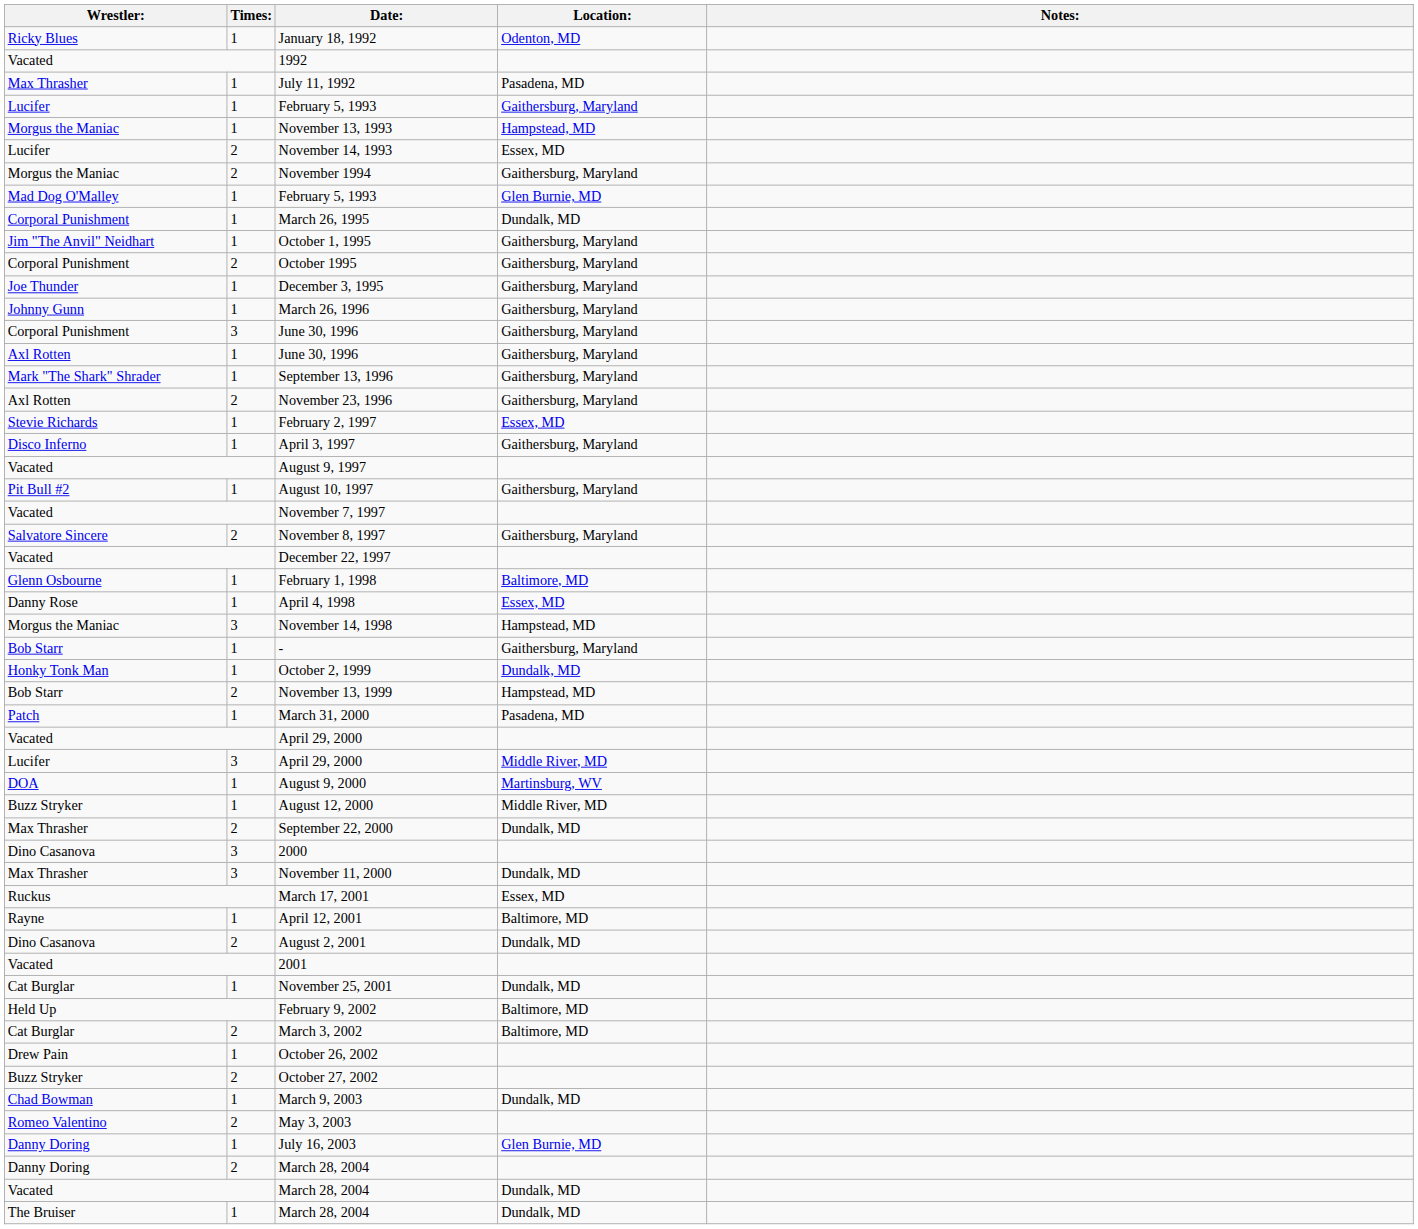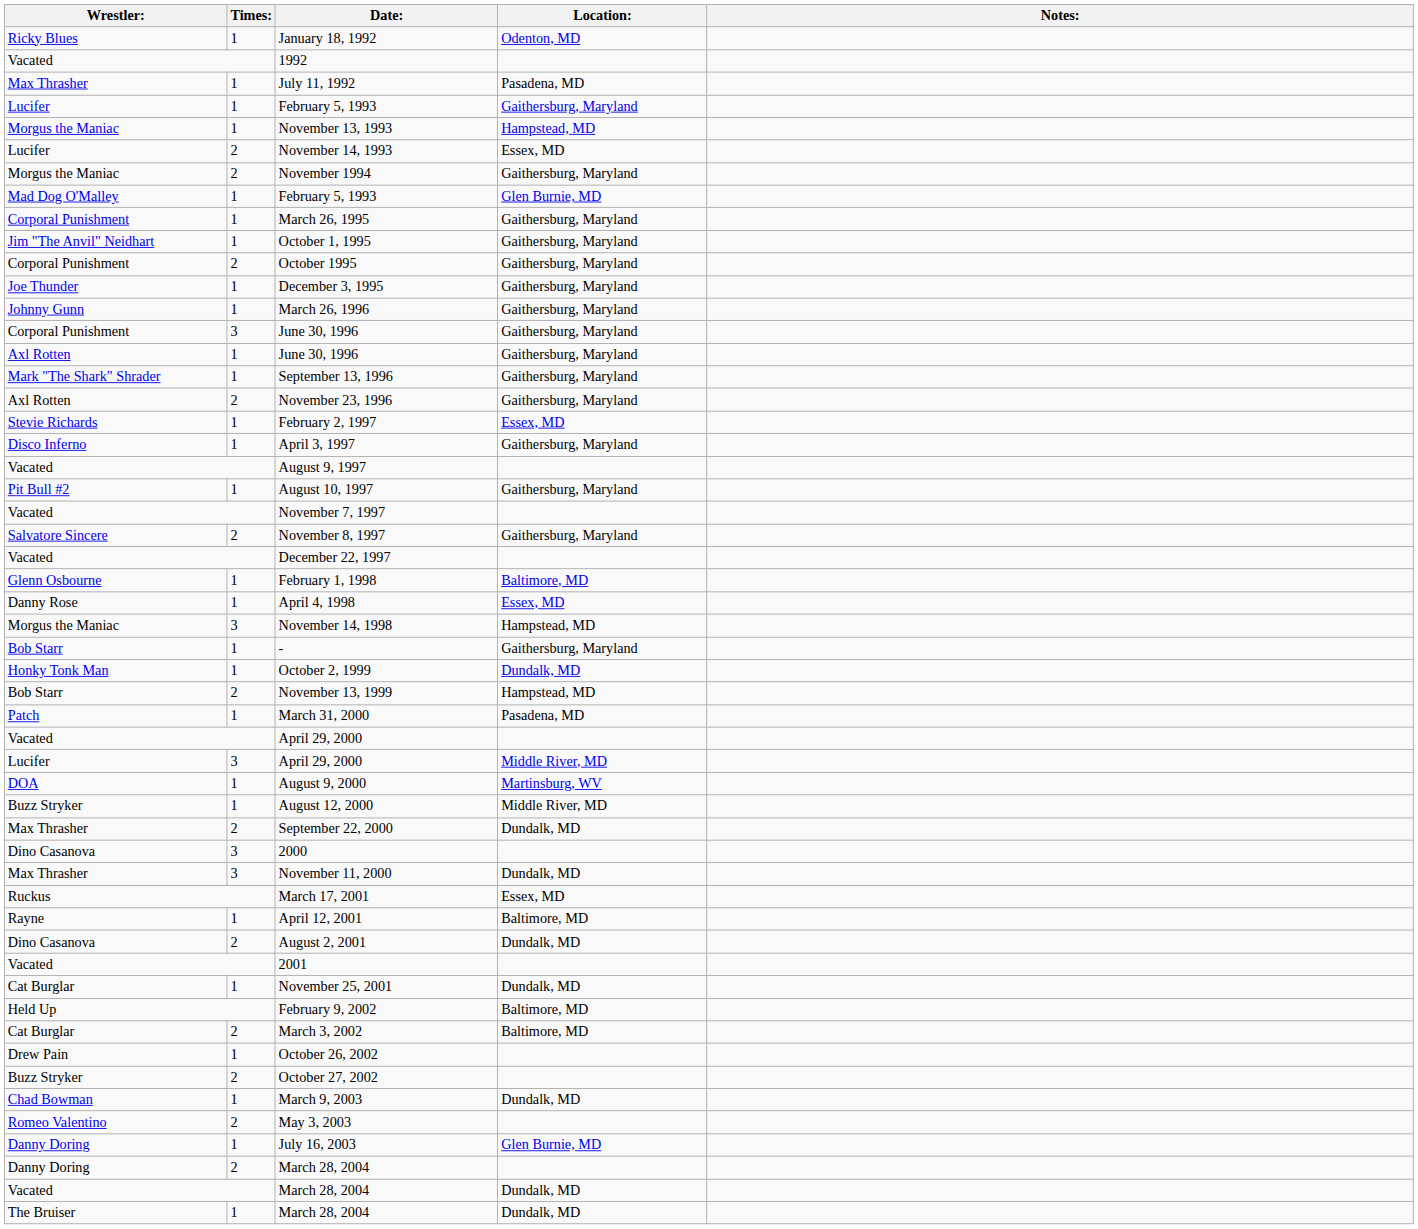(541, 219) Dundalk, MD -> (569, 219) Gaithersburg, Maryland
